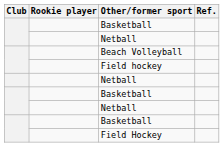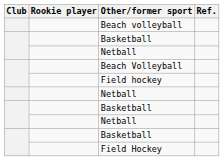+ row: (17, 25)
